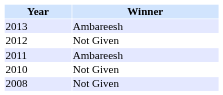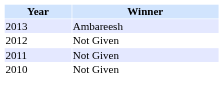(98, 55) Ambareesh -> (96, 55) Not Given
- row: (16, 84)
